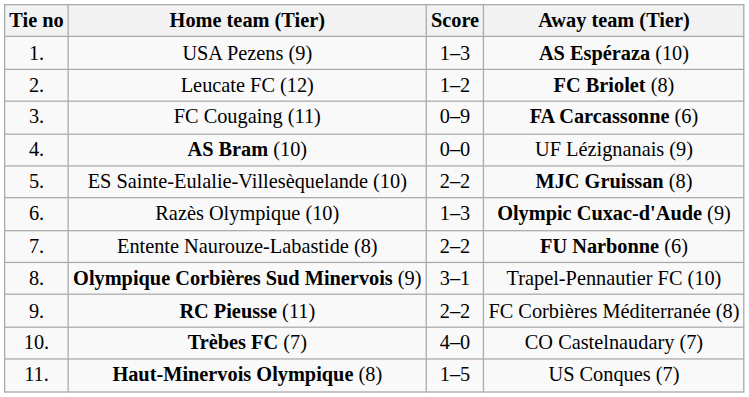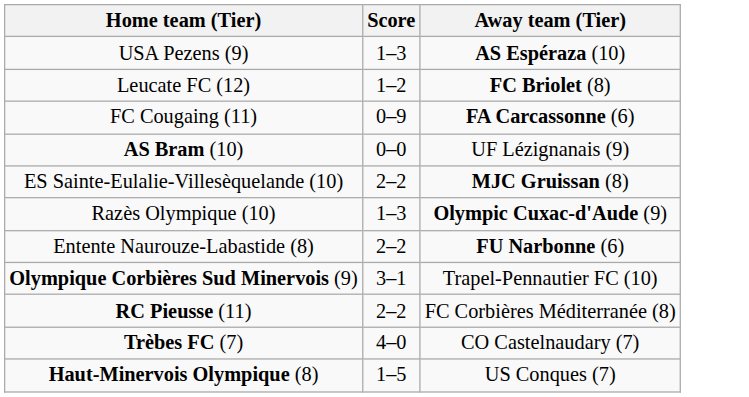- column: (37, 20)
